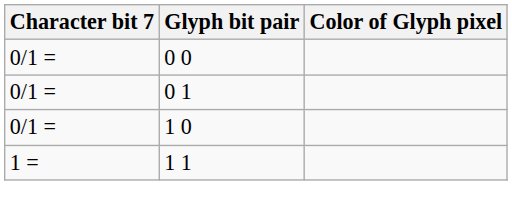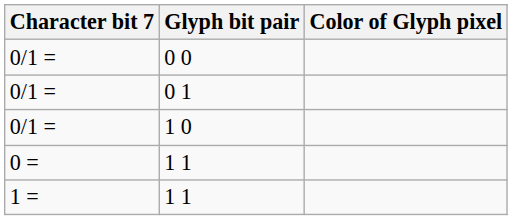+ row: (24, 162)
